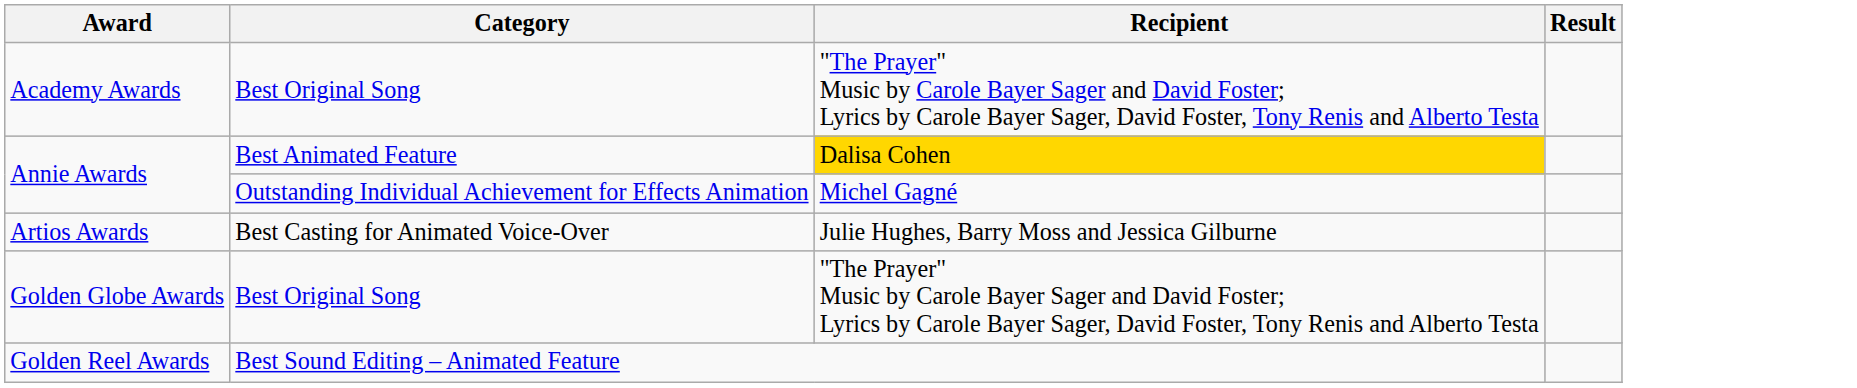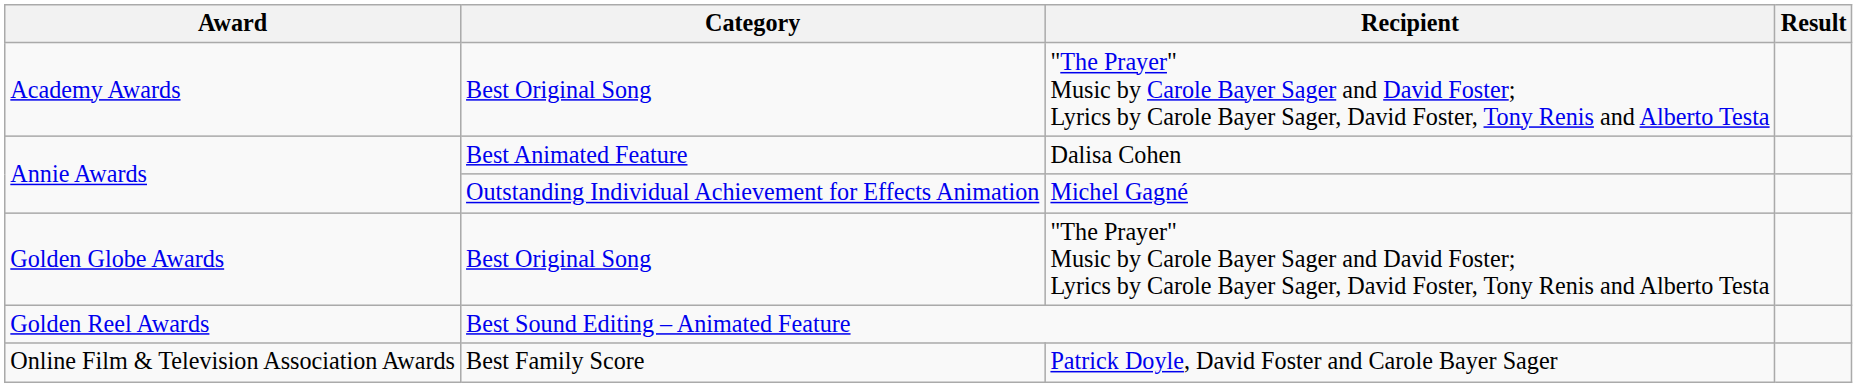(885, 154) gold background -> (1116, 154) no background
- row: (79, 231)
+ row: (233, 362)
